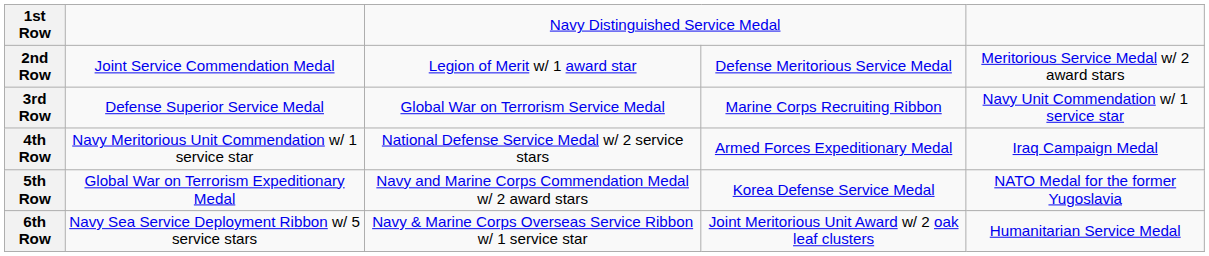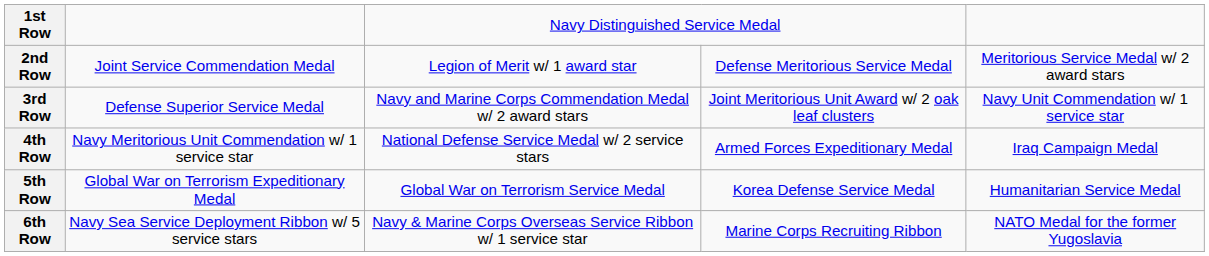(533, 107) Global War on Terrorism Service Medal -> (533, 107) Navy and Marine Corps Commendation Medal w/ 2 award stars
(834, 107) Marine Corps Recruiting Ribbon -> (834, 107) Joint Meritorious Unit Award w/ 2 oak leaf clusters
(533, 189) Navy and Marine Corps Commendation Medal w/ 2 award stars -> (533, 189) Global War on Terrorism Service Medal
(1085, 189) NATO Medal for the former Yugoslavia -> (1085, 189) Humanitarian Service Medal
(834, 231) Joint Meritorious Unit Award w/ 2 oak leaf clusters -> (834, 231) Marine Corps Recruiting Ribbon
(1085, 231) Humanitarian Service Medal -> (1085, 231) NATO Medal for the former Yugoslavia
